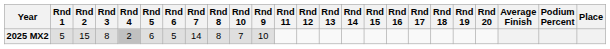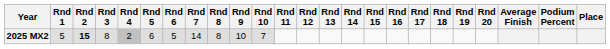columns swapped: (263, 16) <-> (241, 16)
(84, 36) normal -> (84, 36) bold
